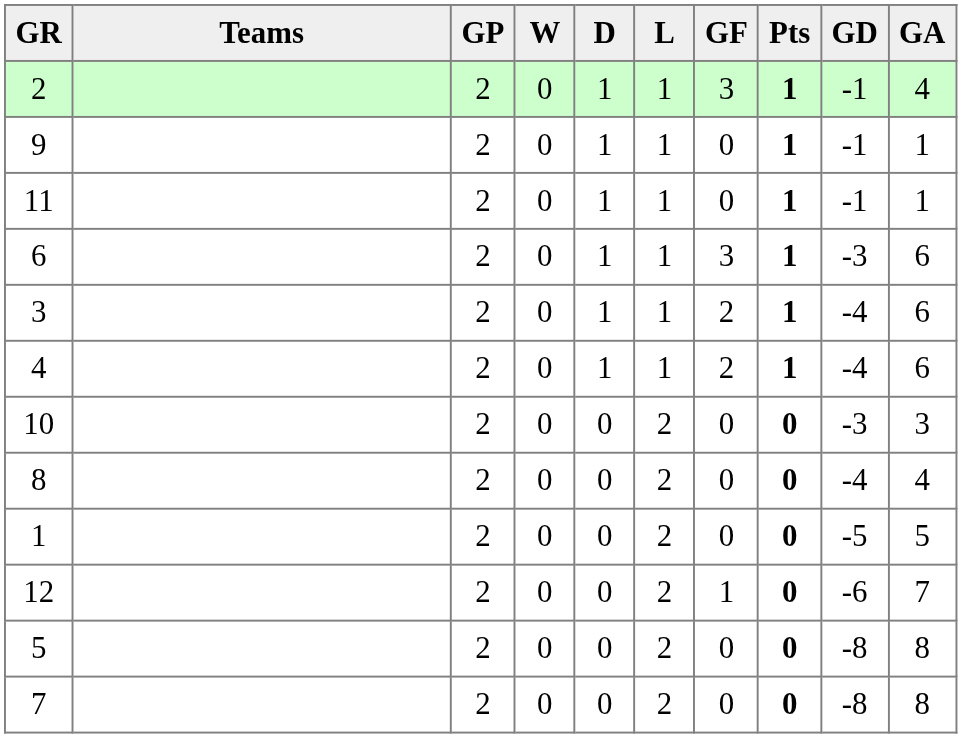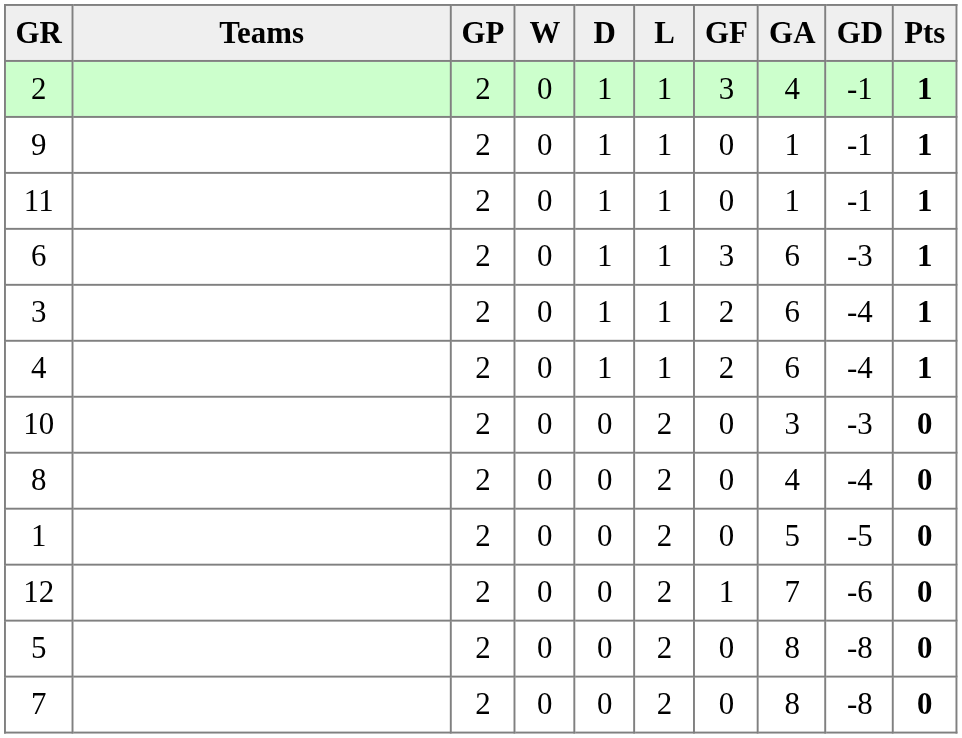columns swapped: (922, 32) <-> (790, 32)
